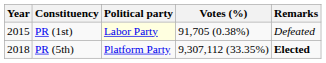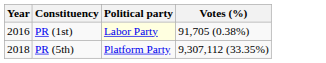- column: (296, 13)
(18, 31) 2015 -> (18, 31) 2016
